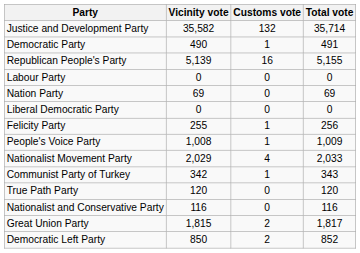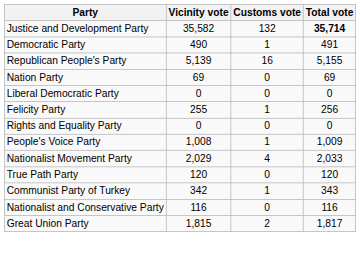(330, 28) normal -> (330, 28) bold
- row: (36, 77)
+ row: (64, 126)
rows swapped: (42, 191) <-> (68, 175)
- row: (56, 239)
